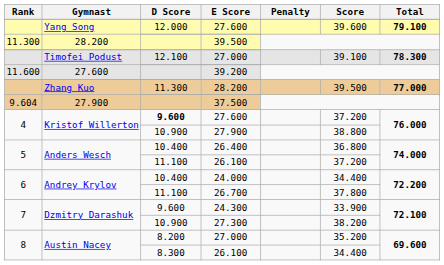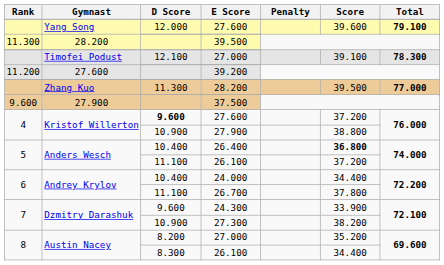(23, 72) 11.600 -> (23, 72) 11.200
(23, 102) 9.604 -> (23, 102) 9.600
(350, 147) normal -> (350, 147) bold
